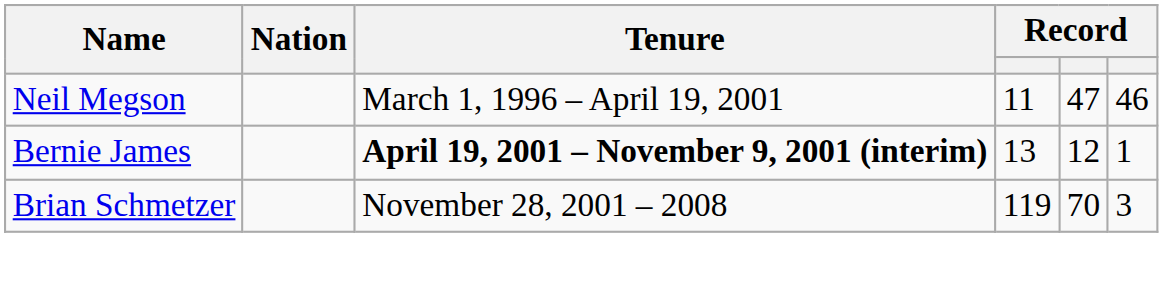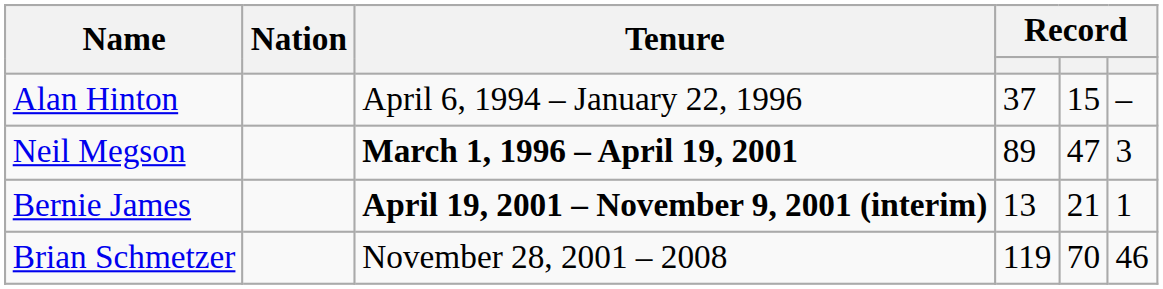+ row: (95, 99)
(573, 99) normal -> (580, 151) bold
(1019, 99) 11 -> (1019, 151) 89
(1132, 99) 46 -> (1124, 151) 3
(1083, 151) 12 -> (1083, 204) 21
(1124, 204) 3 -> (1132, 257) 46
